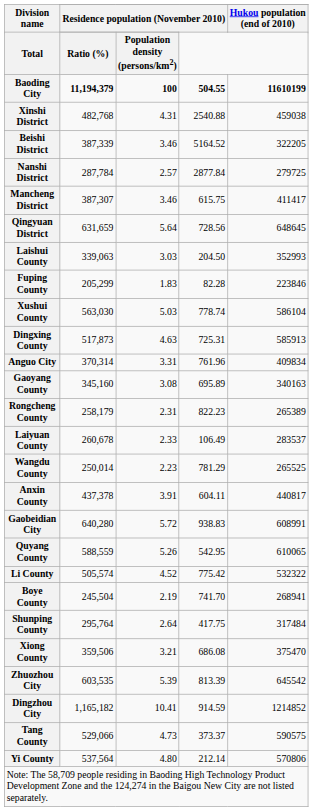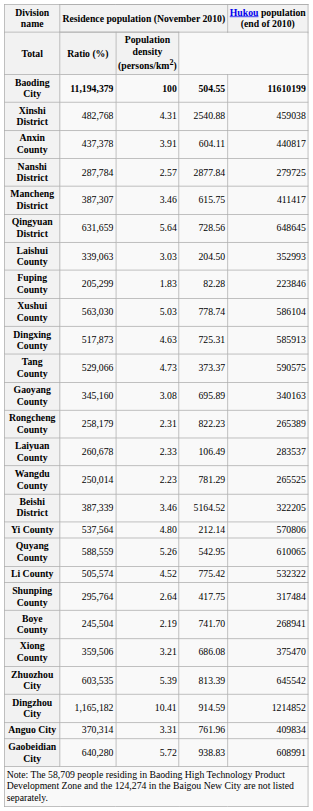rows swapped: (32, 144) <-> (32, 496)
rows swapped: (32, 736) <-> (32, 362)
rows swapped: (32, 758) <-> (32, 524)
rows swapped: (32, 624) <-> (32, 596)
